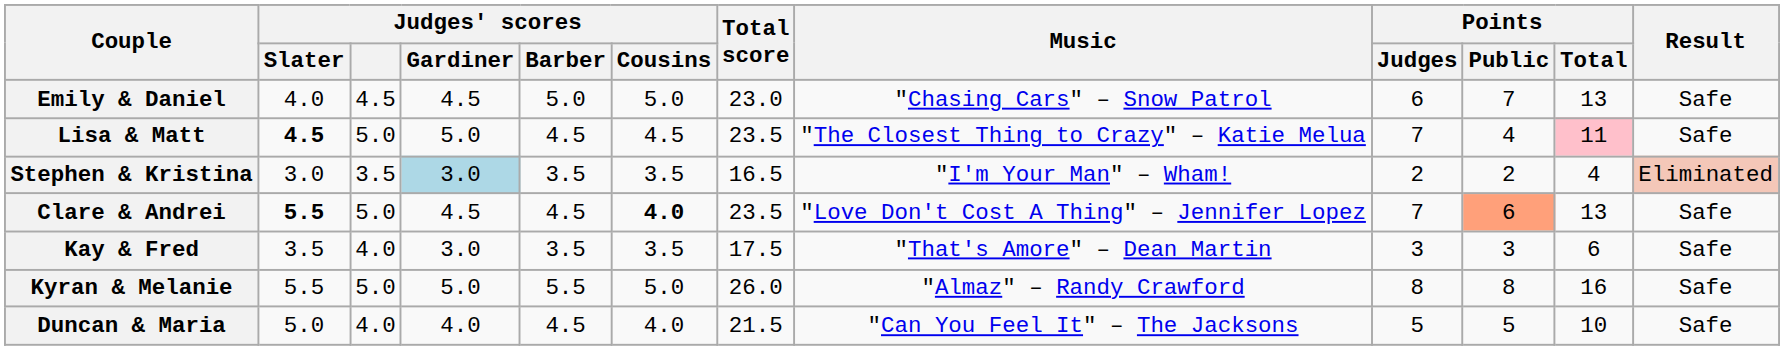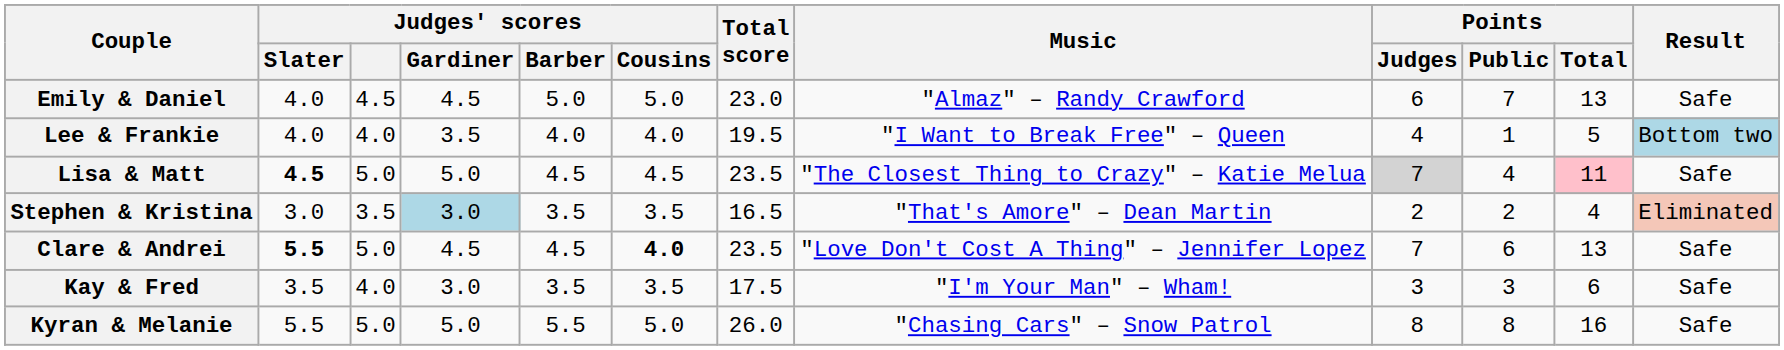(1083, 99) "Chasing Cars" – Snow Patrol -> (1083, 99) "Almaz" – Randy Crawford
+ row: (132, 137)
(1417, 137) no background -> (1417, 174) lightgrey background
(1083, 174) "I'm Your Man" – Wham! -> (1083, 212) "That's Amore" – Dean Martin
(1509, 212) lightsalmon background -> (1509, 250) no background
(1083, 250) "That's Amore" – Dean Martin -> (1083, 288) "I'm Your Man" – Wham!
(1083, 288) "Almaz" – Randy Crawford -> (1083, 325) "Chasing Cars" – Snow Patrol
- row: (132, 325)
